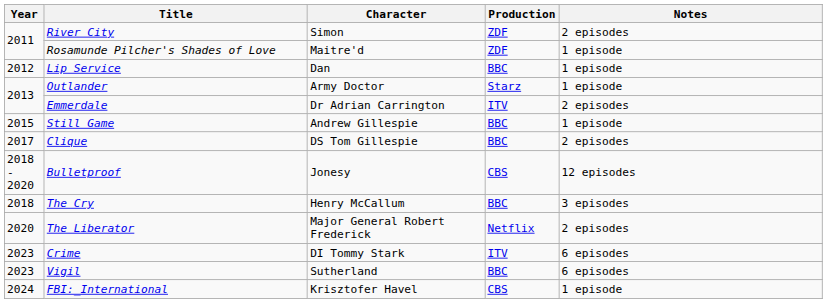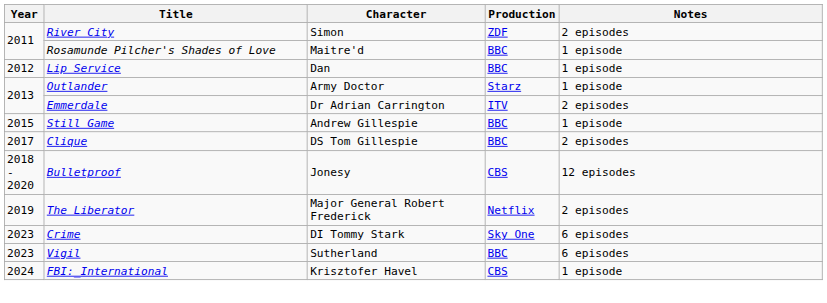(498, 50) ZDF -> (498, 50) BBC
- row: (70, 203)
(21, 228) 2020 -> (21, 210) 2019
(498, 253) ITV -> (511, 234) Sky One
